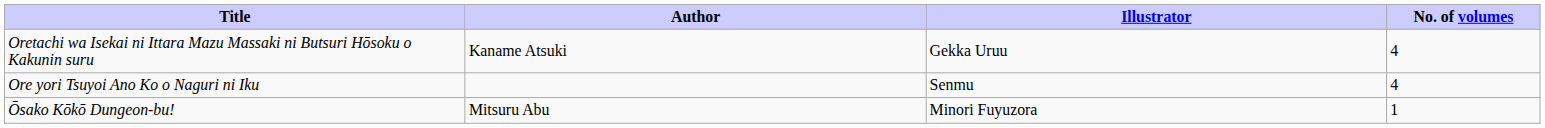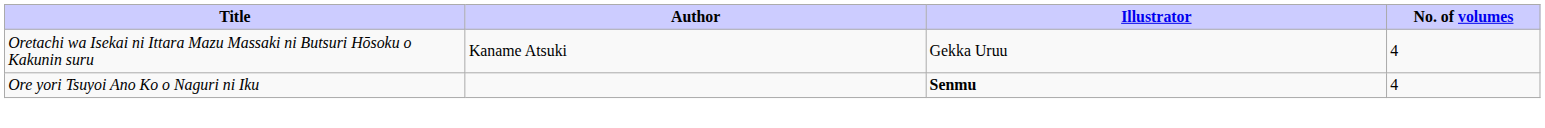(952, 85) normal -> (953, 85) bold
- row: (91, 110)
